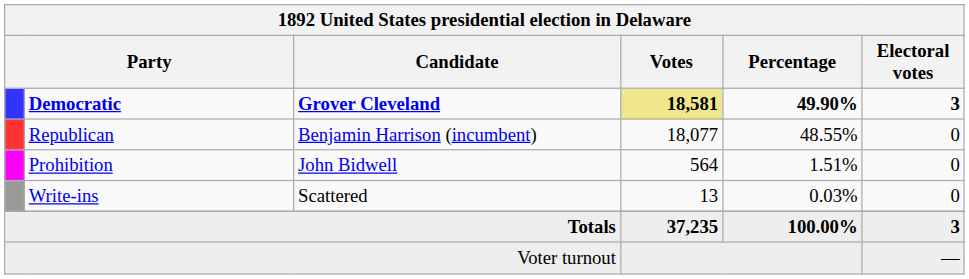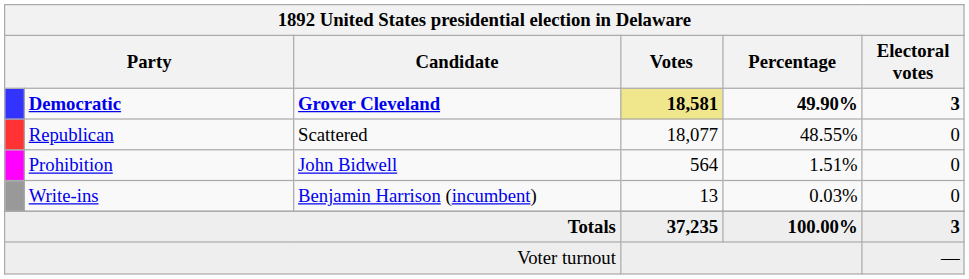(417, 134) Benjamin Harrison (incumbent) -> (333, 134) Scattered
(333, 196) Scattered -> (417, 196) Benjamin Harrison (incumbent)
